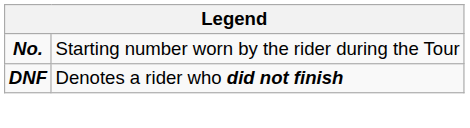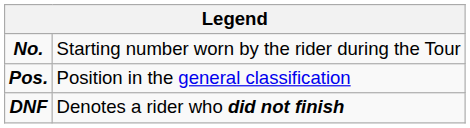+ row: (28, 78)
